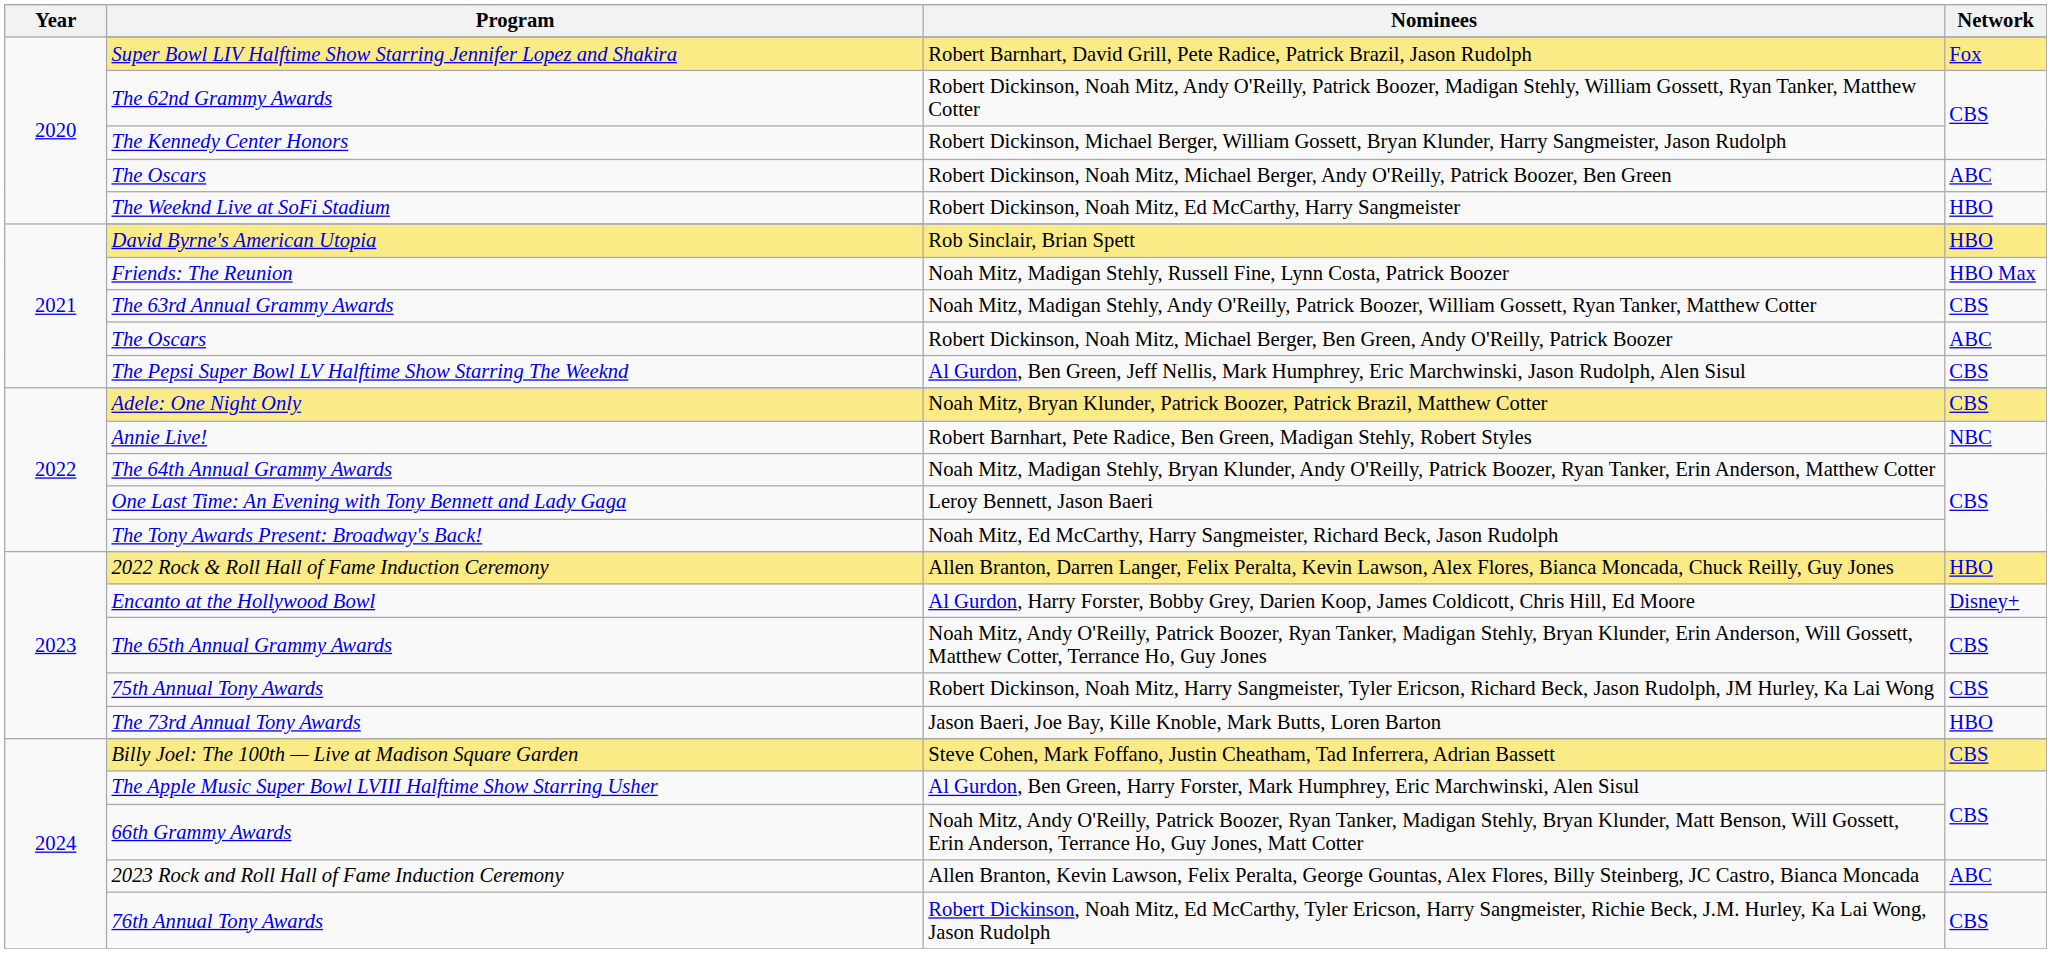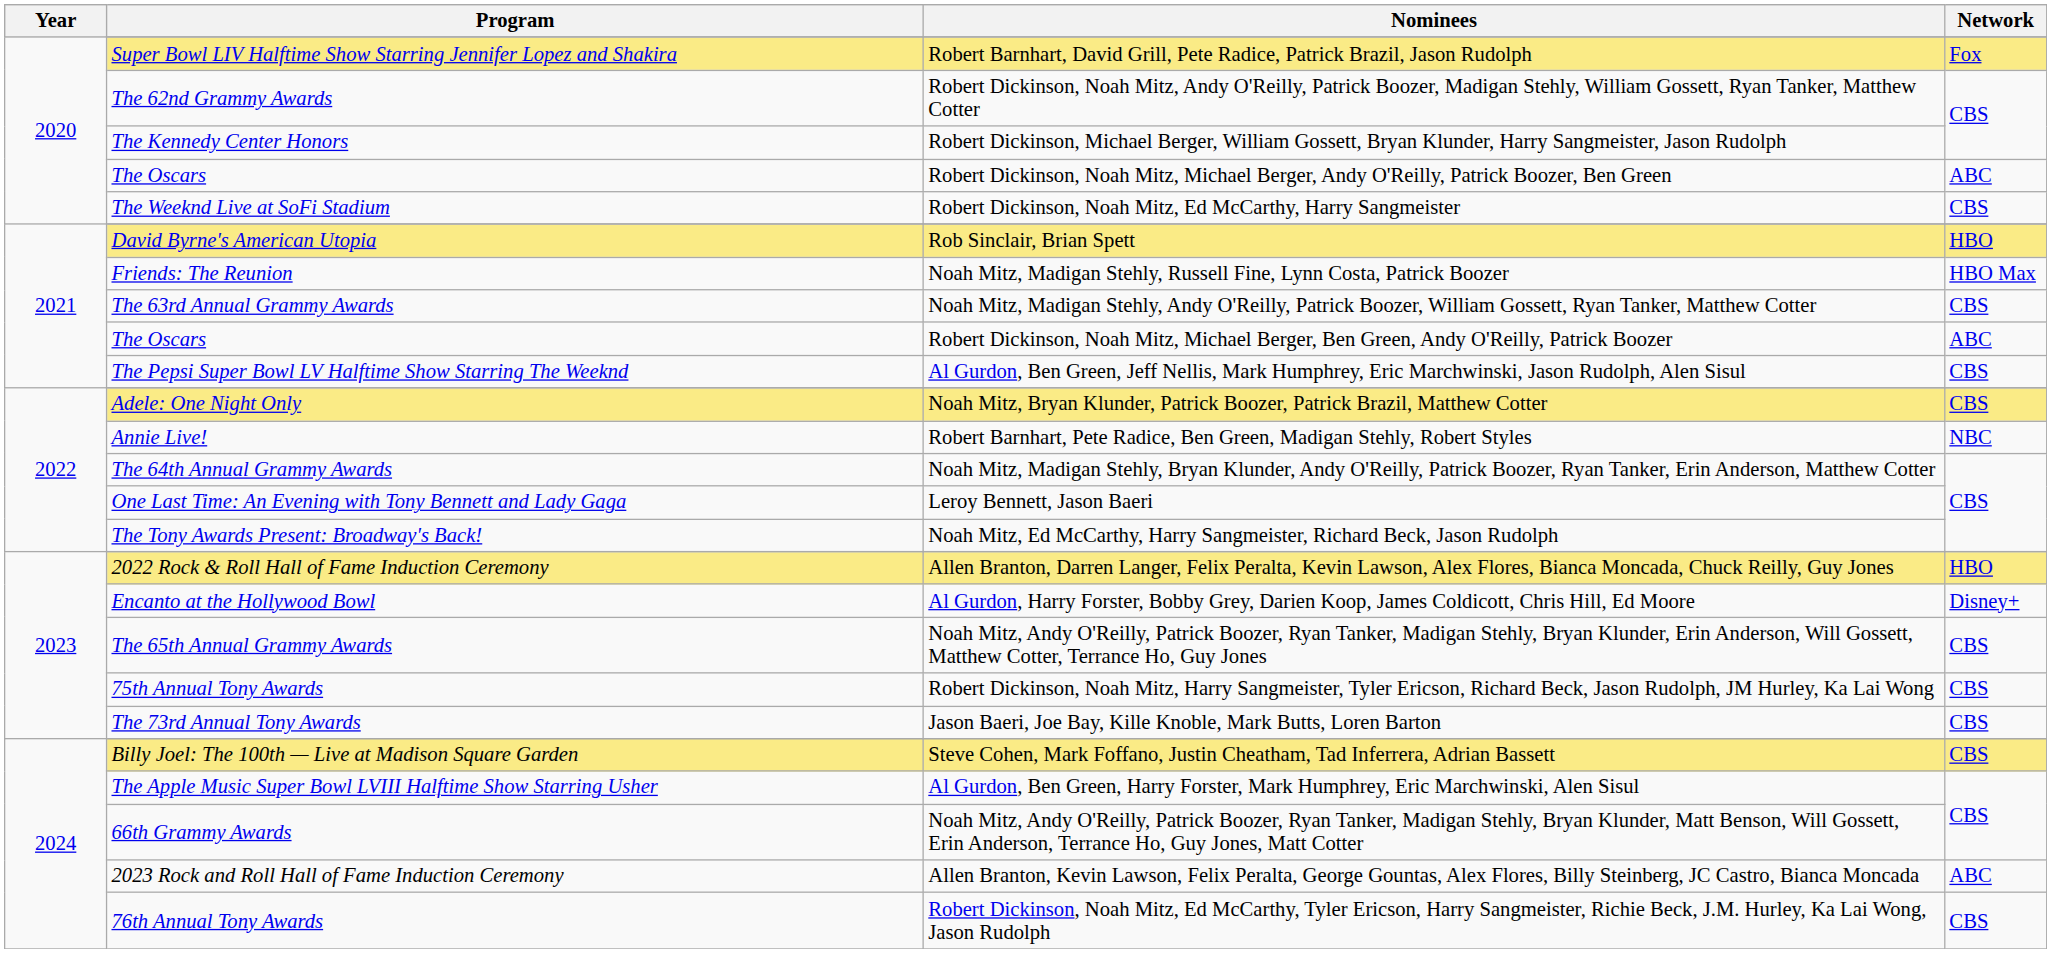(1971, 207) HBO -> (1969, 207) CBS
(1971, 721) HBO -> (1969, 721) CBS
